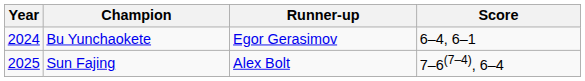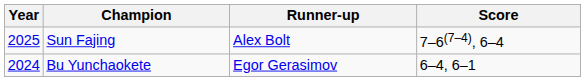rows swapped: (81, 63) <-> (99, 38)
